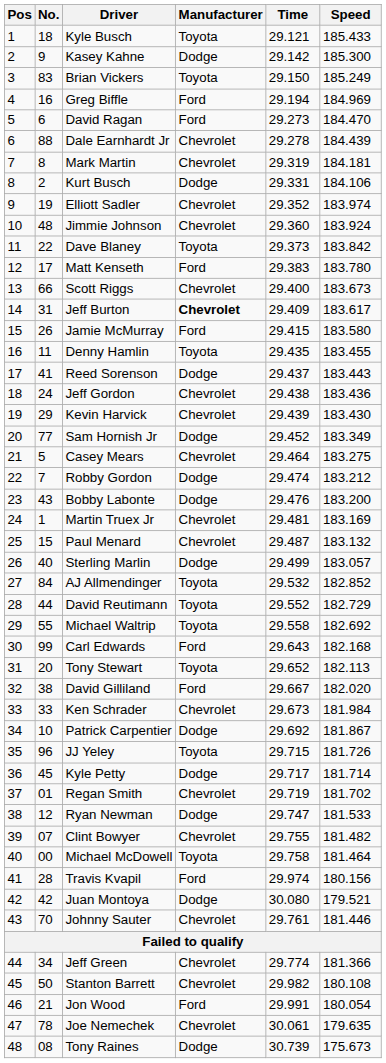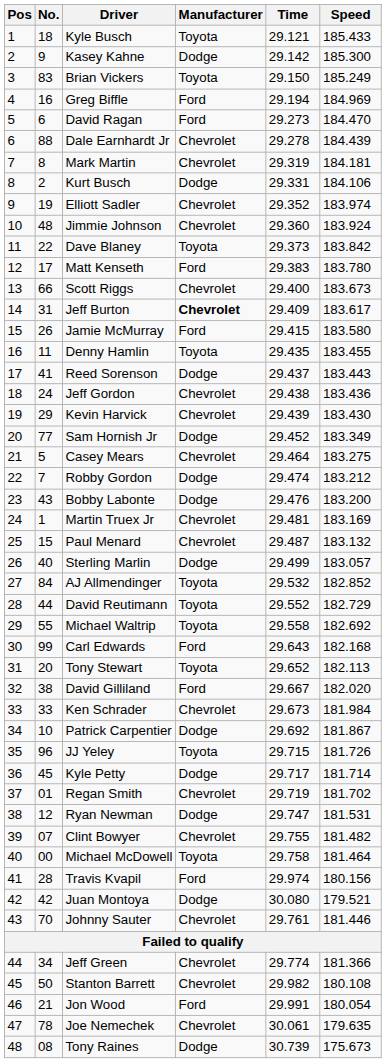(347, 815) 181.533 -> (347, 815) 181.531
